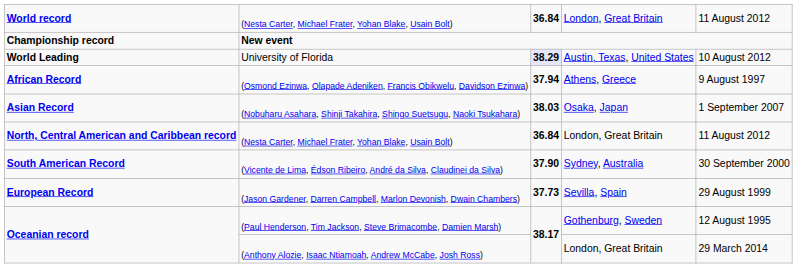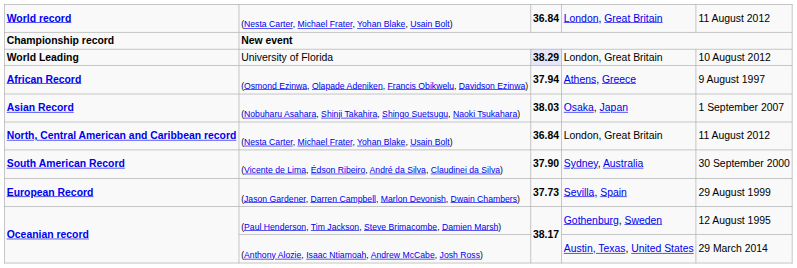(629, 57) Austin, Texas, United States -> (613, 57) London, Great Britain
(613, 248) London, Great Britain -> (629, 248) Austin, Texas, United States
